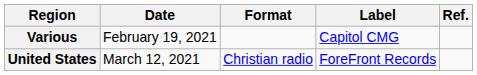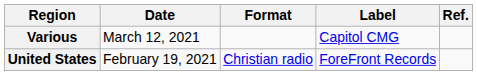(160, 37) February 19, 2021 -> (151, 37) March 12, 2021
(151, 59) March 12, 2021 -> (160, 59) February 19, 2021
